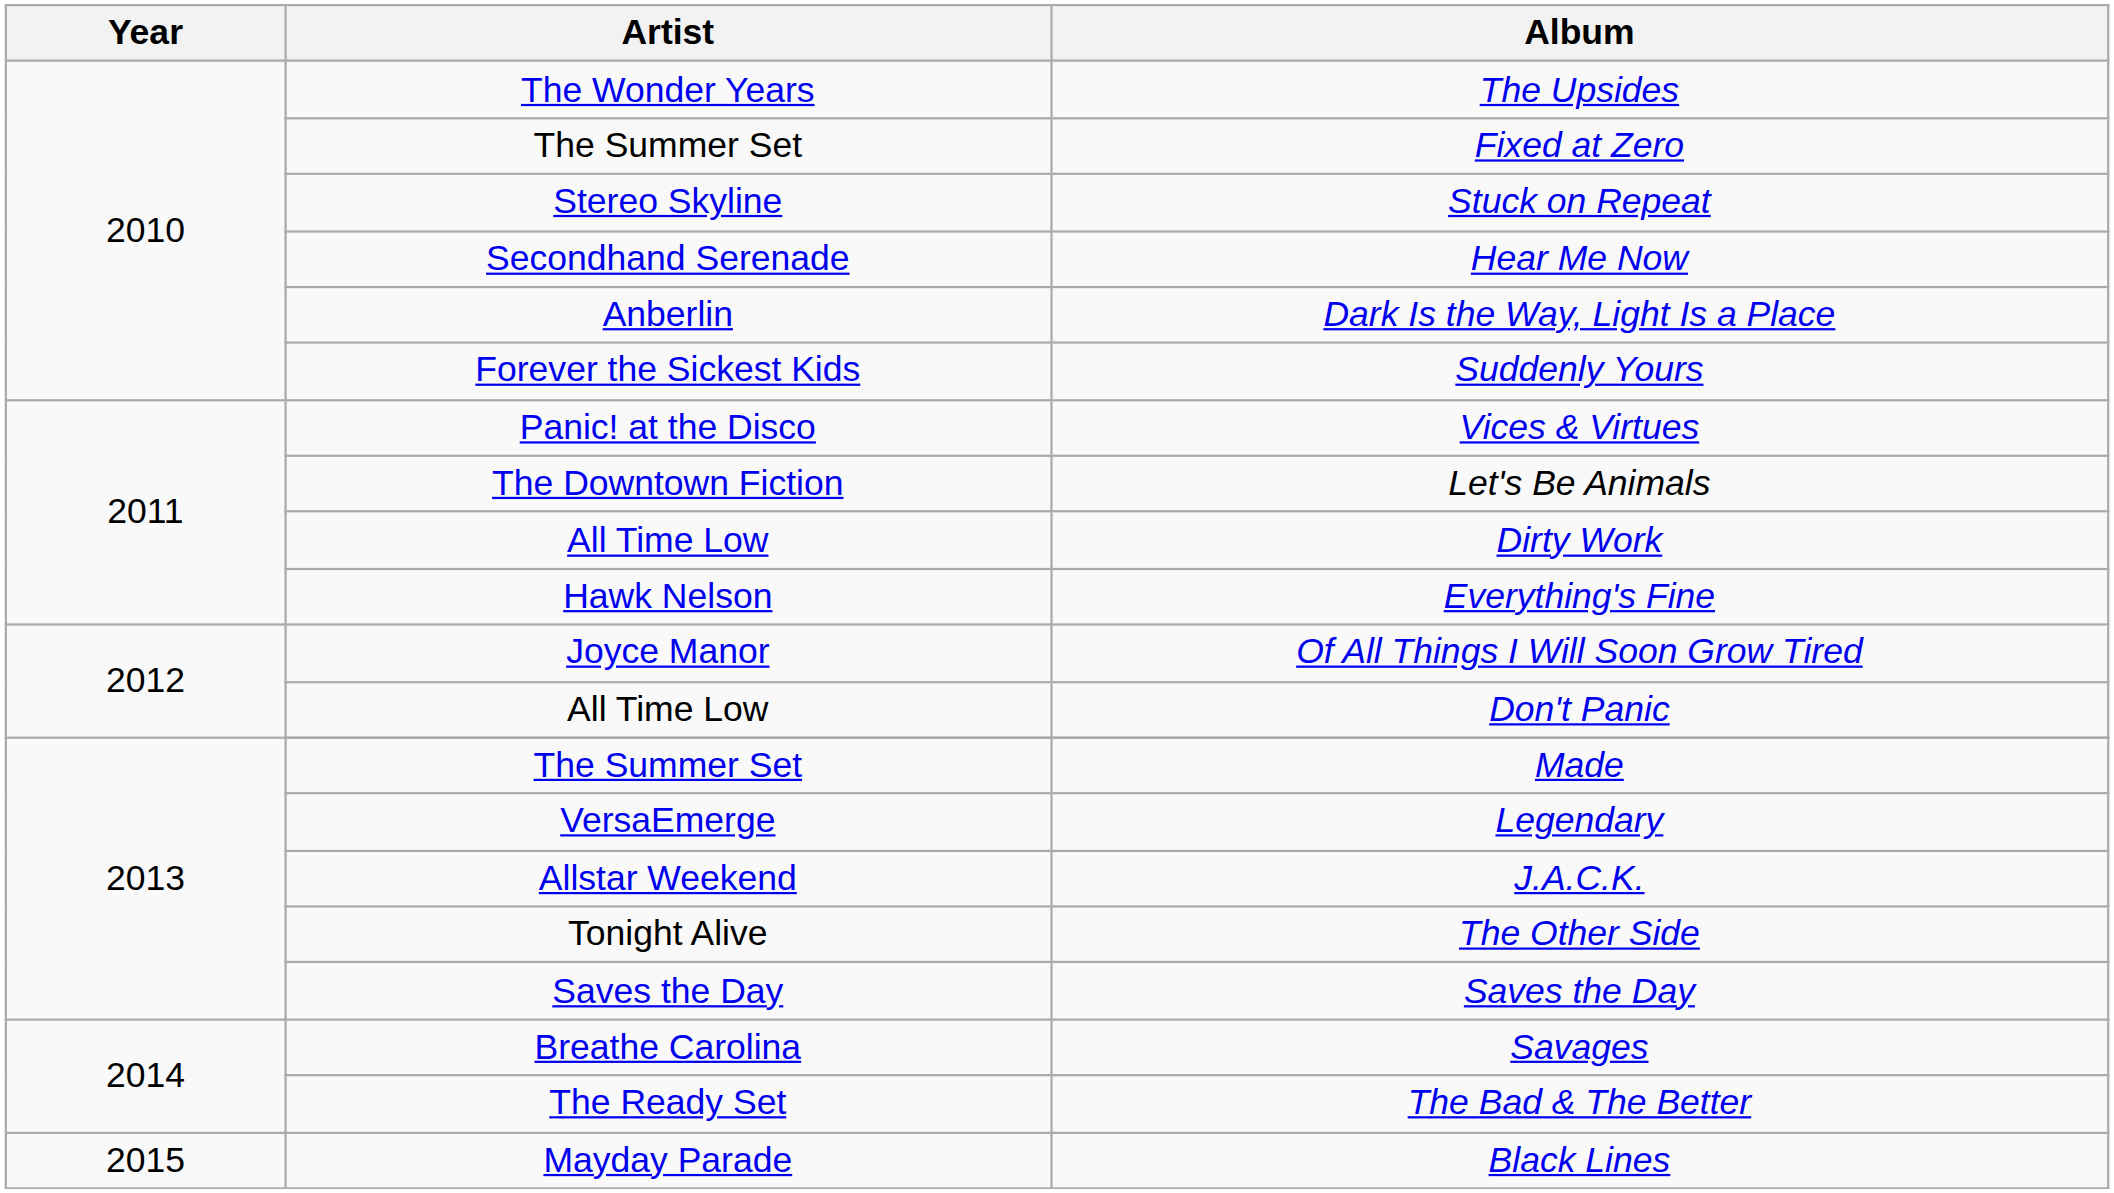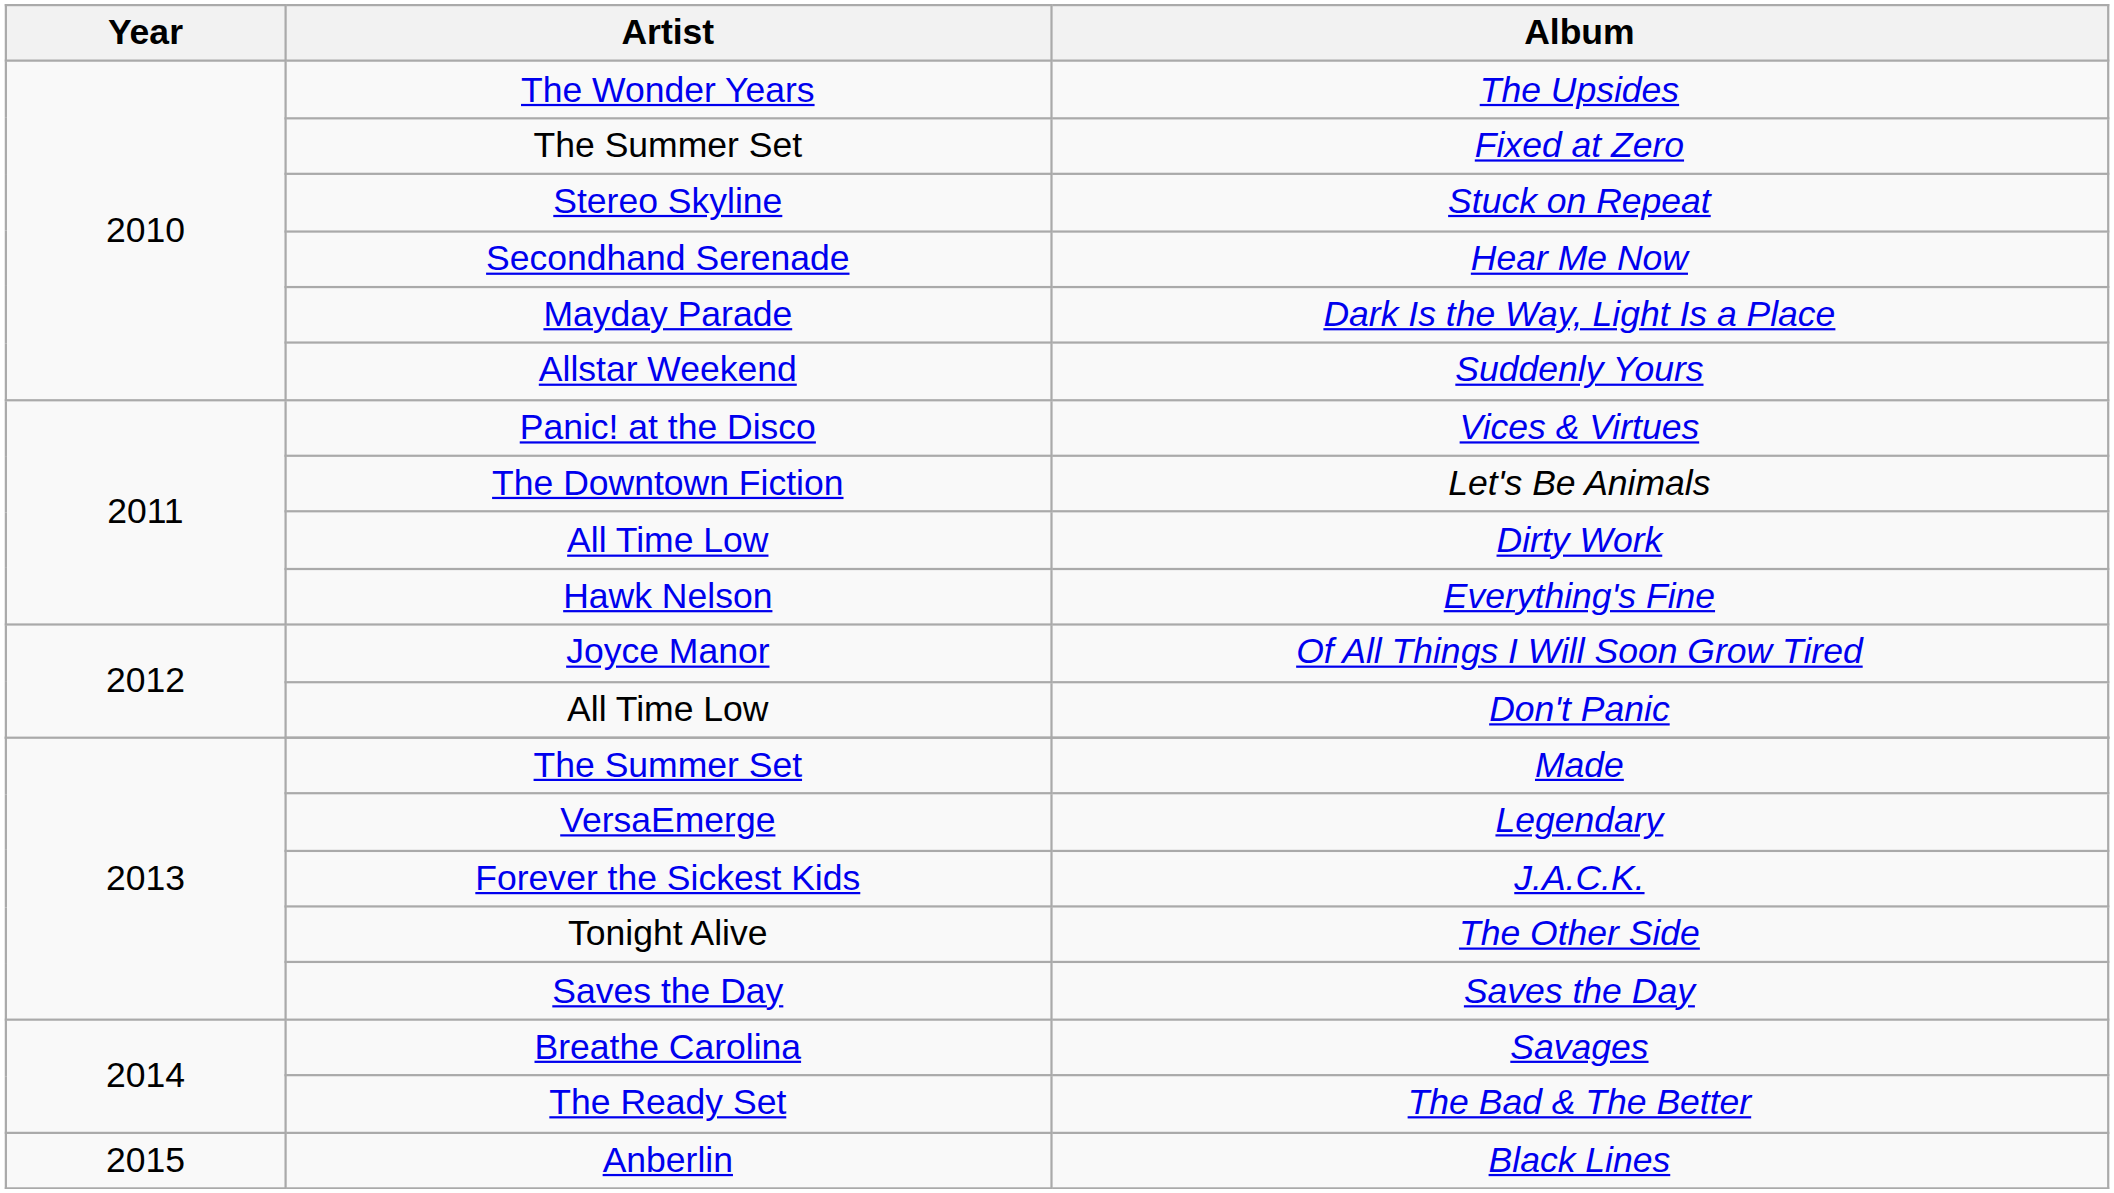(668, 314) Anberlin -> (668, 314) Mayday Parade
(668, 370) Forever the Sickest Kids -> (668, 370) Allstar Weekend
(668, 877) Allstar Weekend -> (668, 877) Forever the Sickest Kids
(668, 1159) Mayday Parade -> (668, 1159) Anberlin
